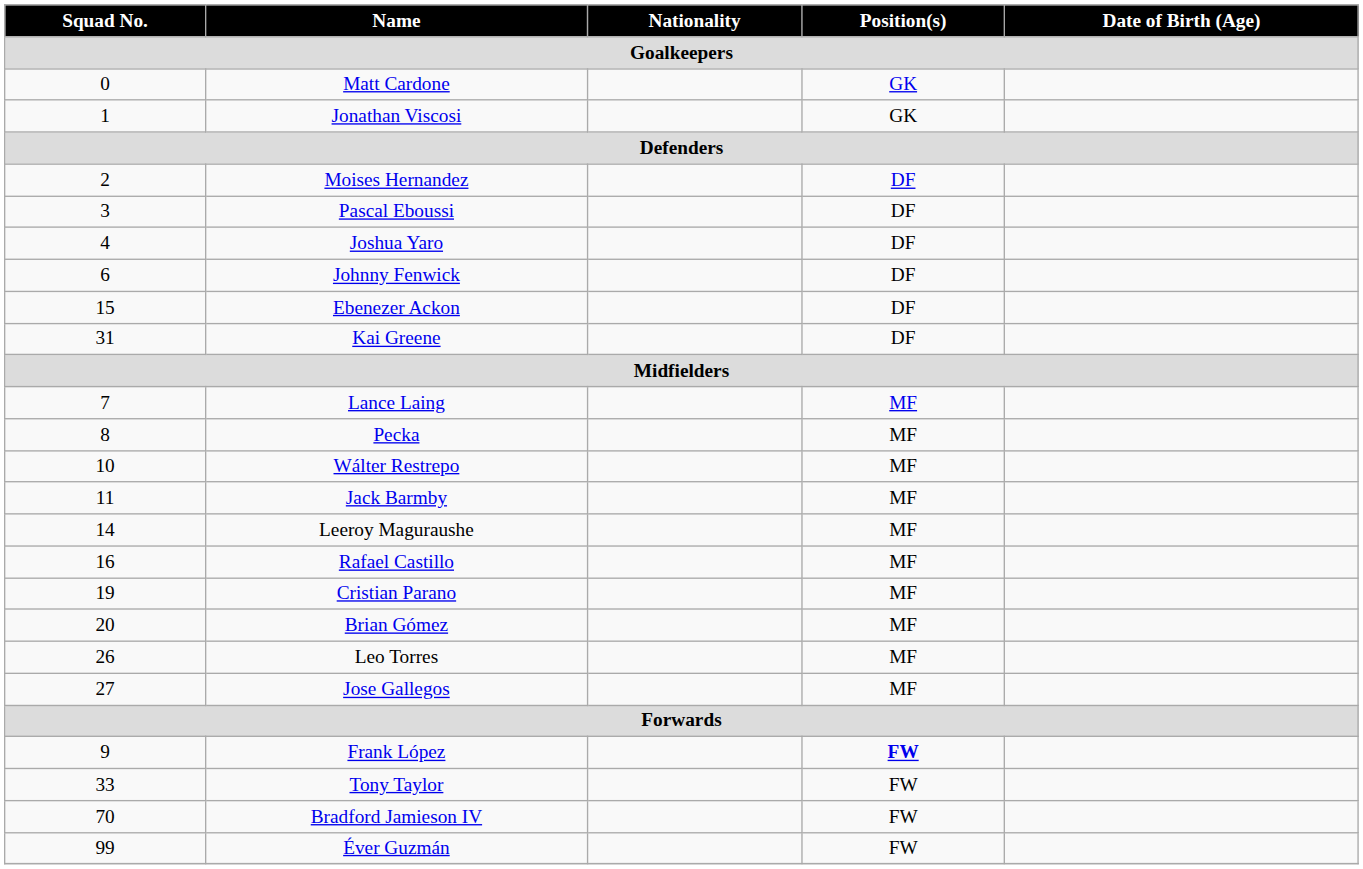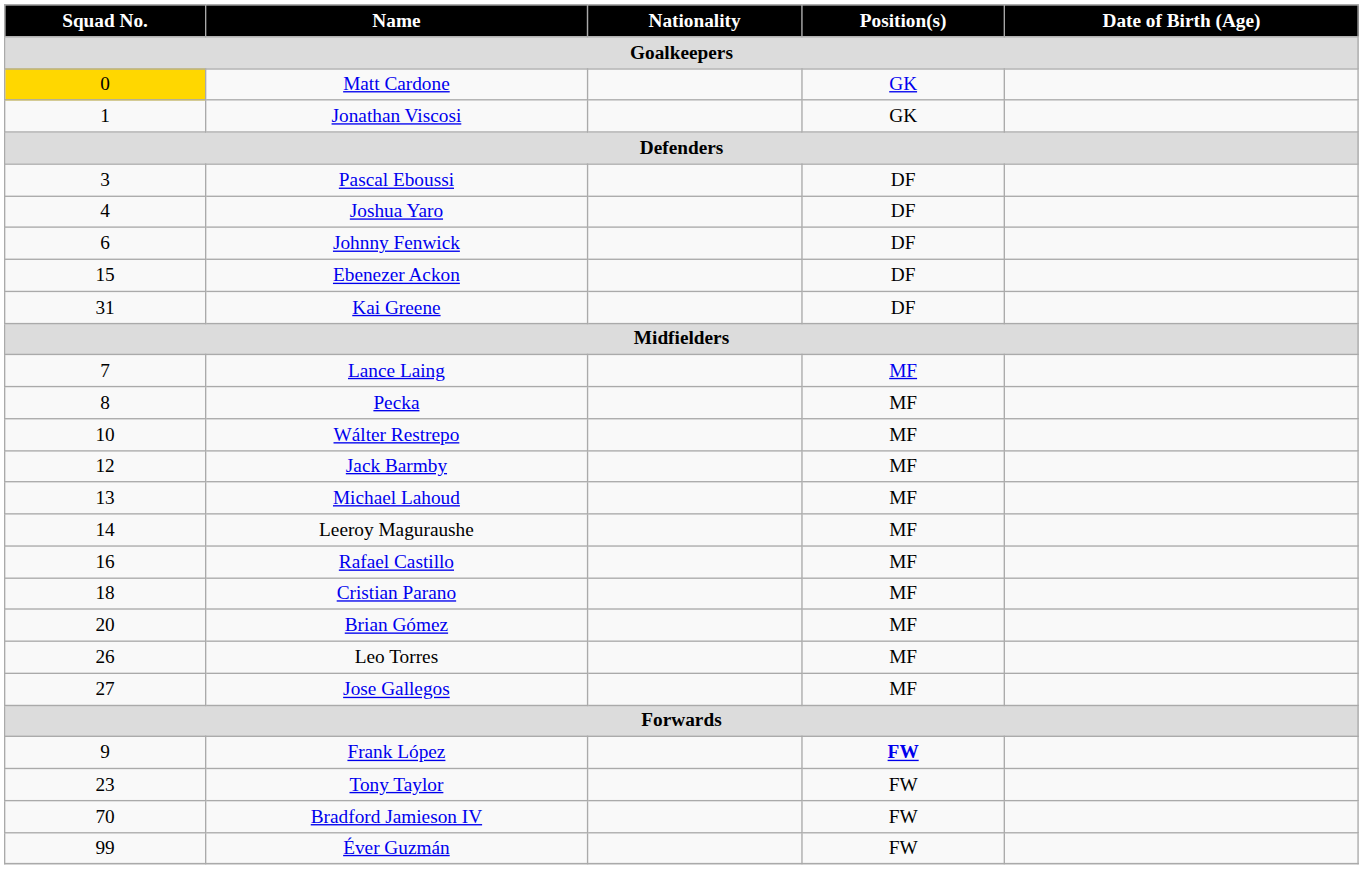(105, 84) no background -> (105, 84) gold background
- row: (396, 179)
(105, 498) 11 -> (105, 466) 12
+ row: (396, 498)
(105, 593) 19 -> (105, 593) 18
(105, 784) 33 -> (105, 784) 23
